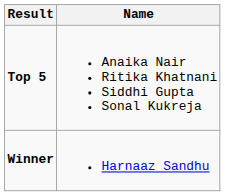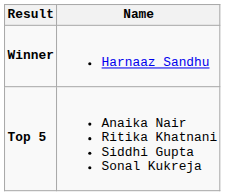rows swapped: (31, 161) <-> (27, 78)
